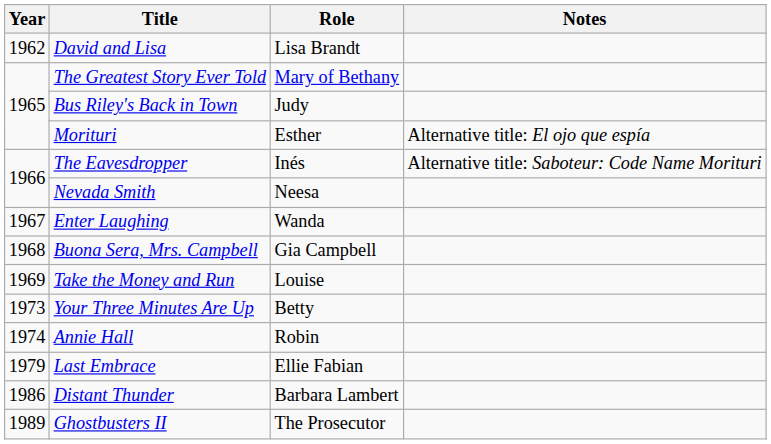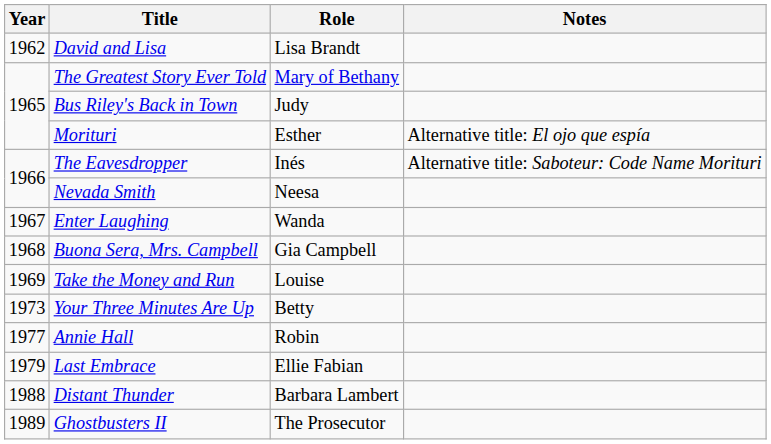(27, 337) 1974 -> (27, 337) 1977
(27, 395) 1986 -> (27, 395) 1988
